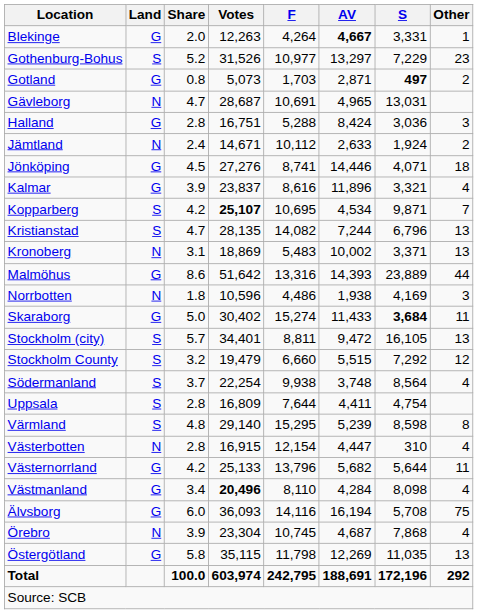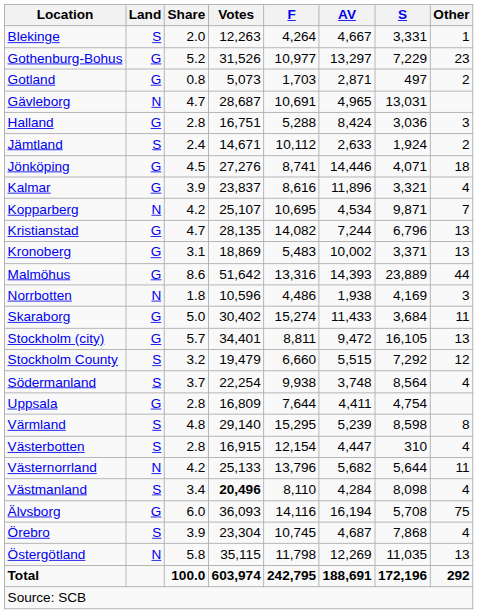(156, 36) G -> (157, 36) S
(355, 36) bold -> (355, 36) normal
(157, 58) S -> (156, 58) G
(416, 79) bold -> (416, 79) normal
(156, 144) N -> (157, 144) S
(157, 209) S -> (156, 209) N
(240, 209) bold -> (240, 209) normal
(157, 230) S -> (156, 230) G
(156, 252) N -> (156, 252) G
(410, 317) bold -> (410, 317) normal
(157, 338) S -> (156, 338) G
(157, 403) S -> (156, 403) G
(156, 446) N -> (157, 446) S
(156, 468) G -> (156, 468) N
(156, 489) G -> (157, 489) S
(156, 532) N -> (157, 532) S
(156, 554) G -> (156, 554) N
